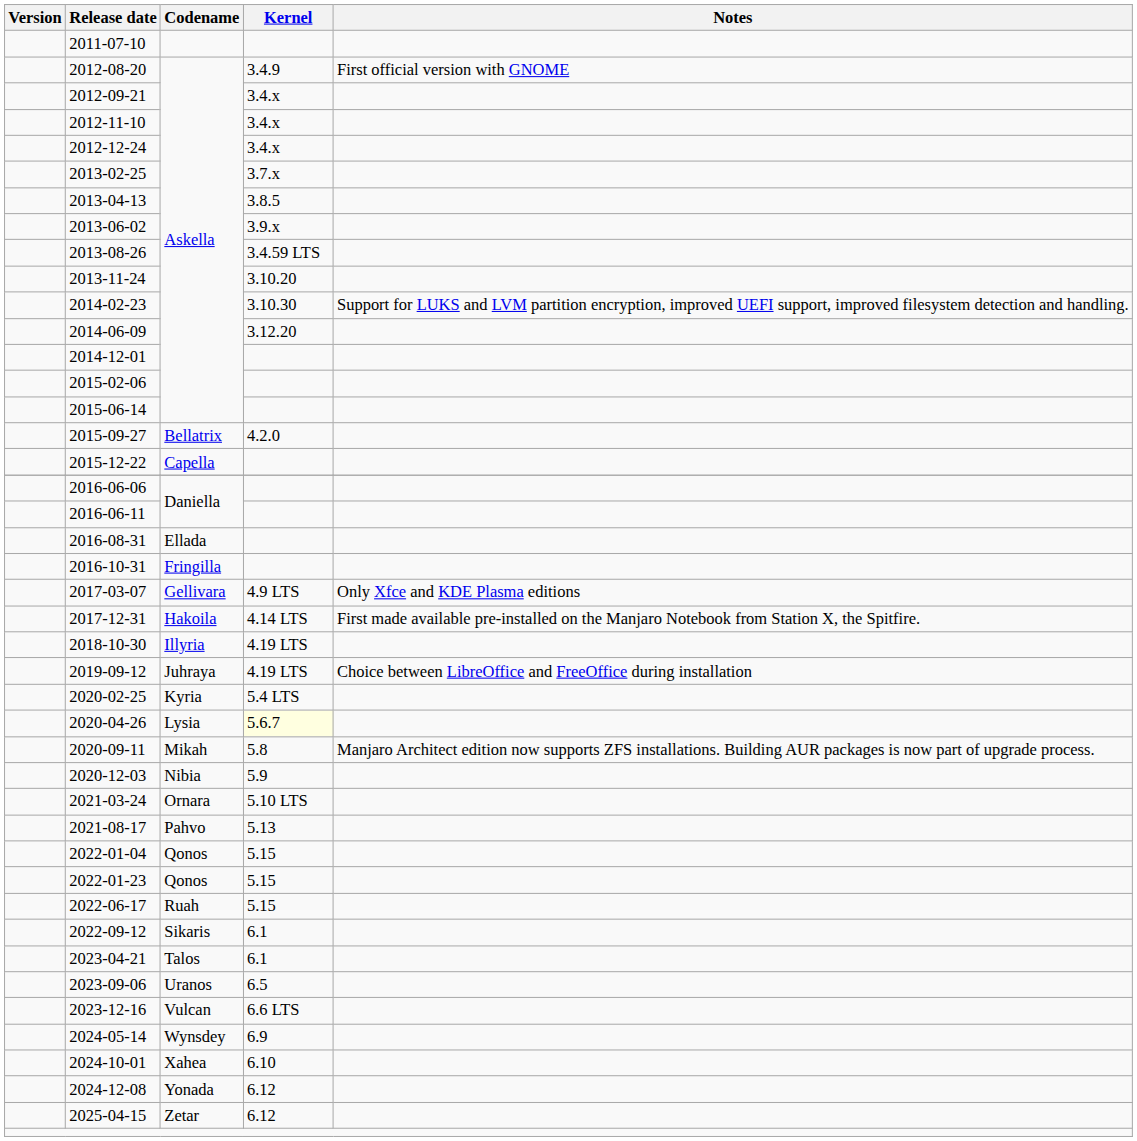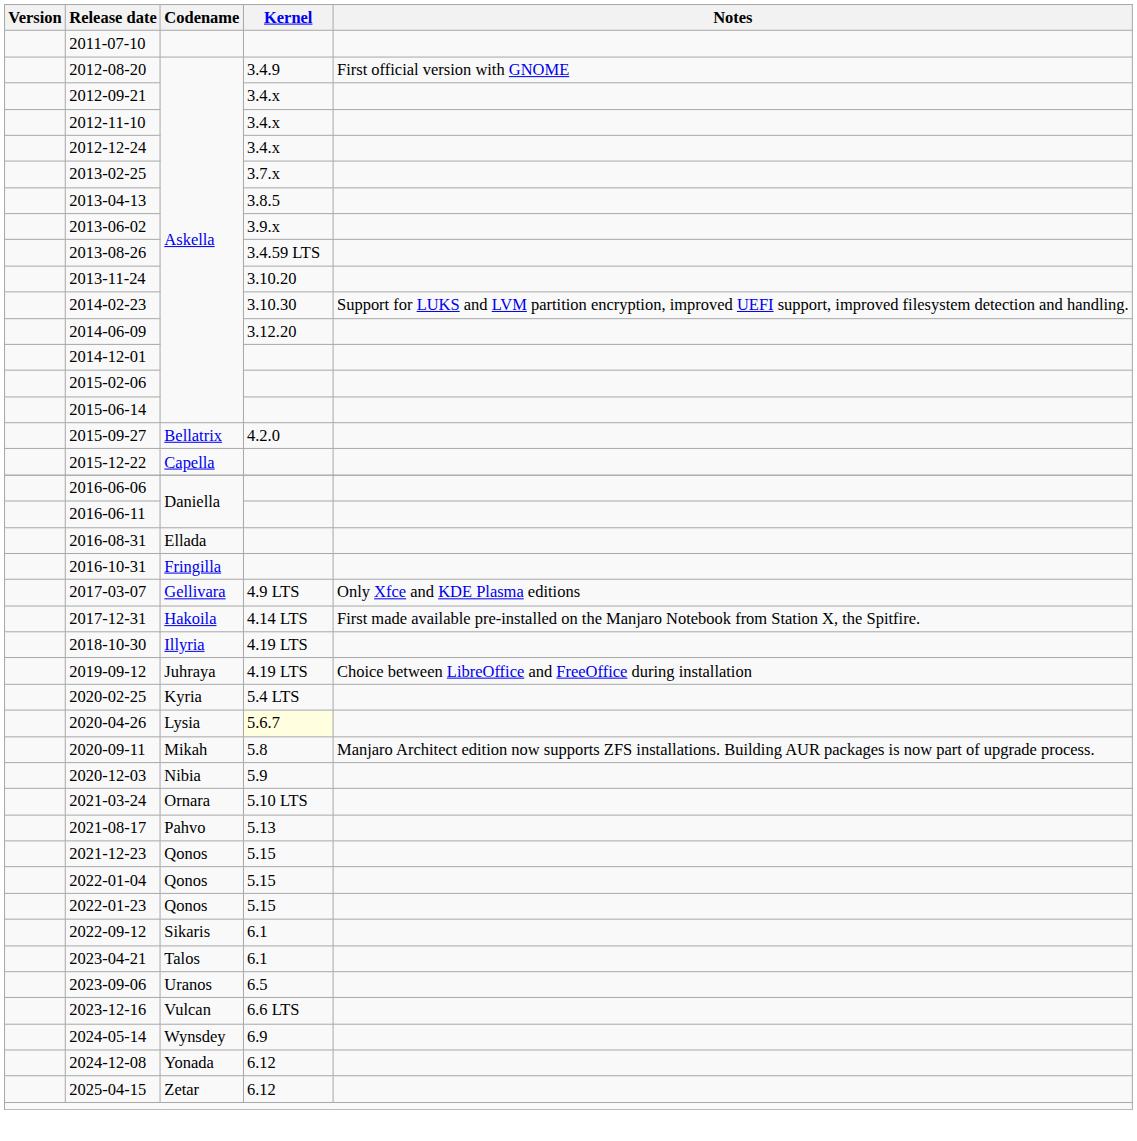+ row: (108, 853)
- row: (108, 906)
- row: (108, 1063)
